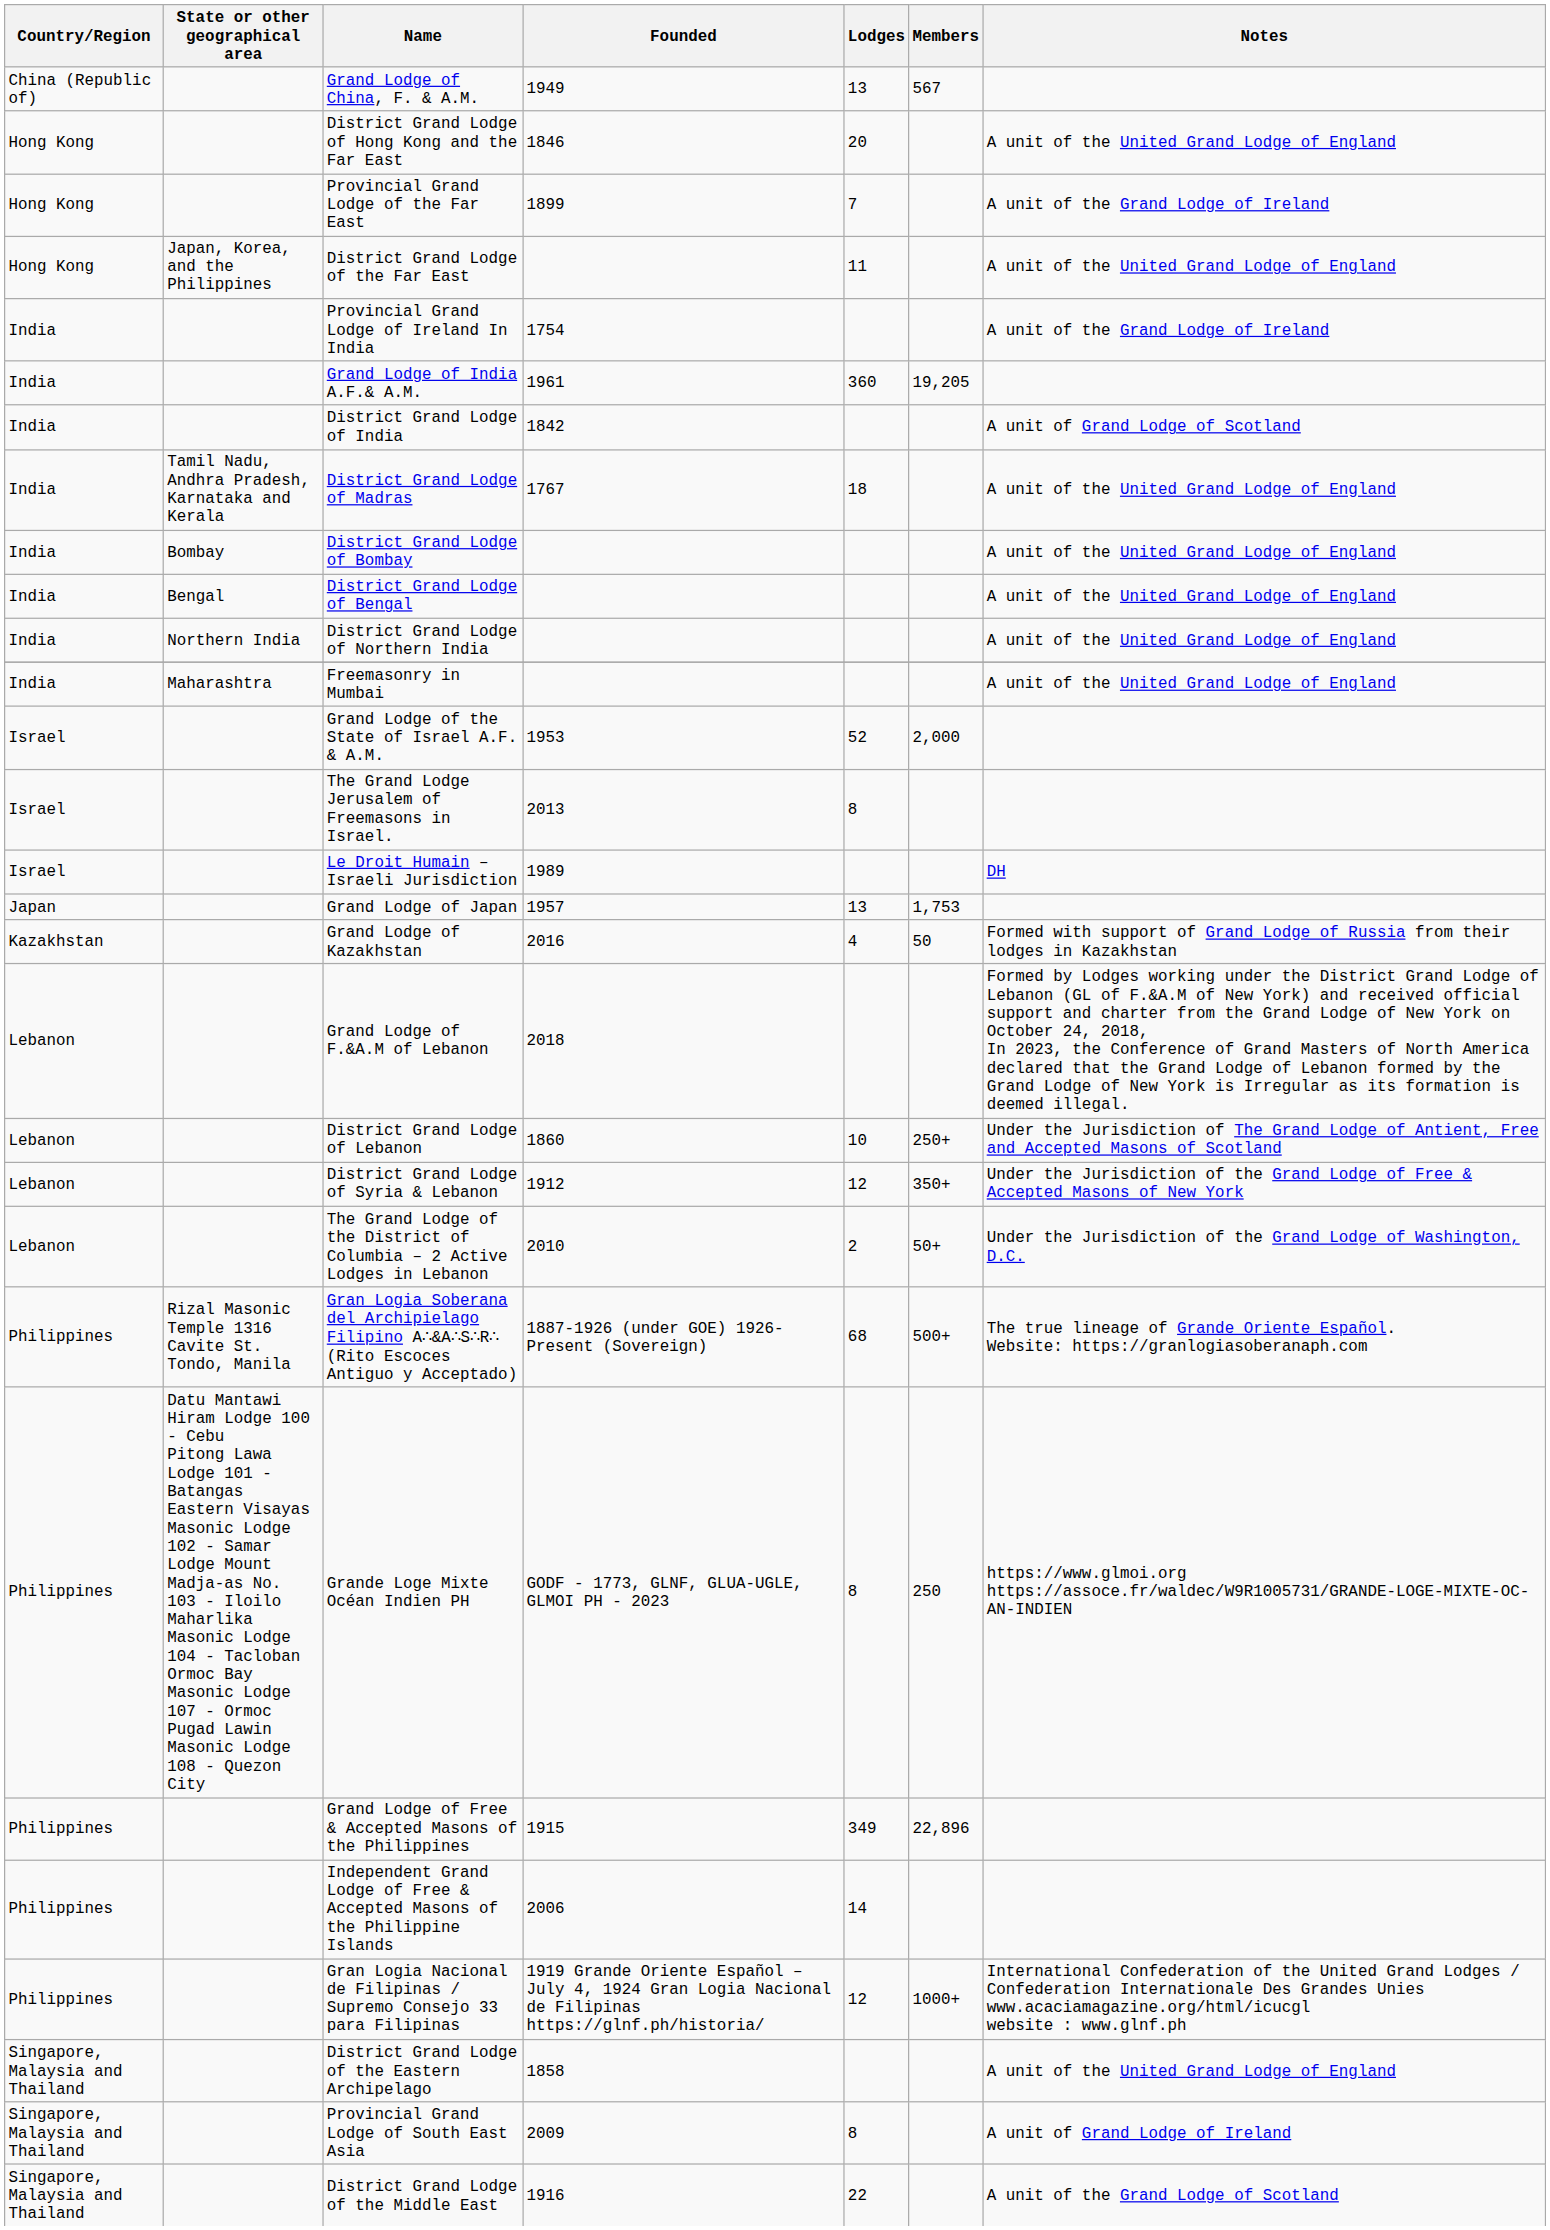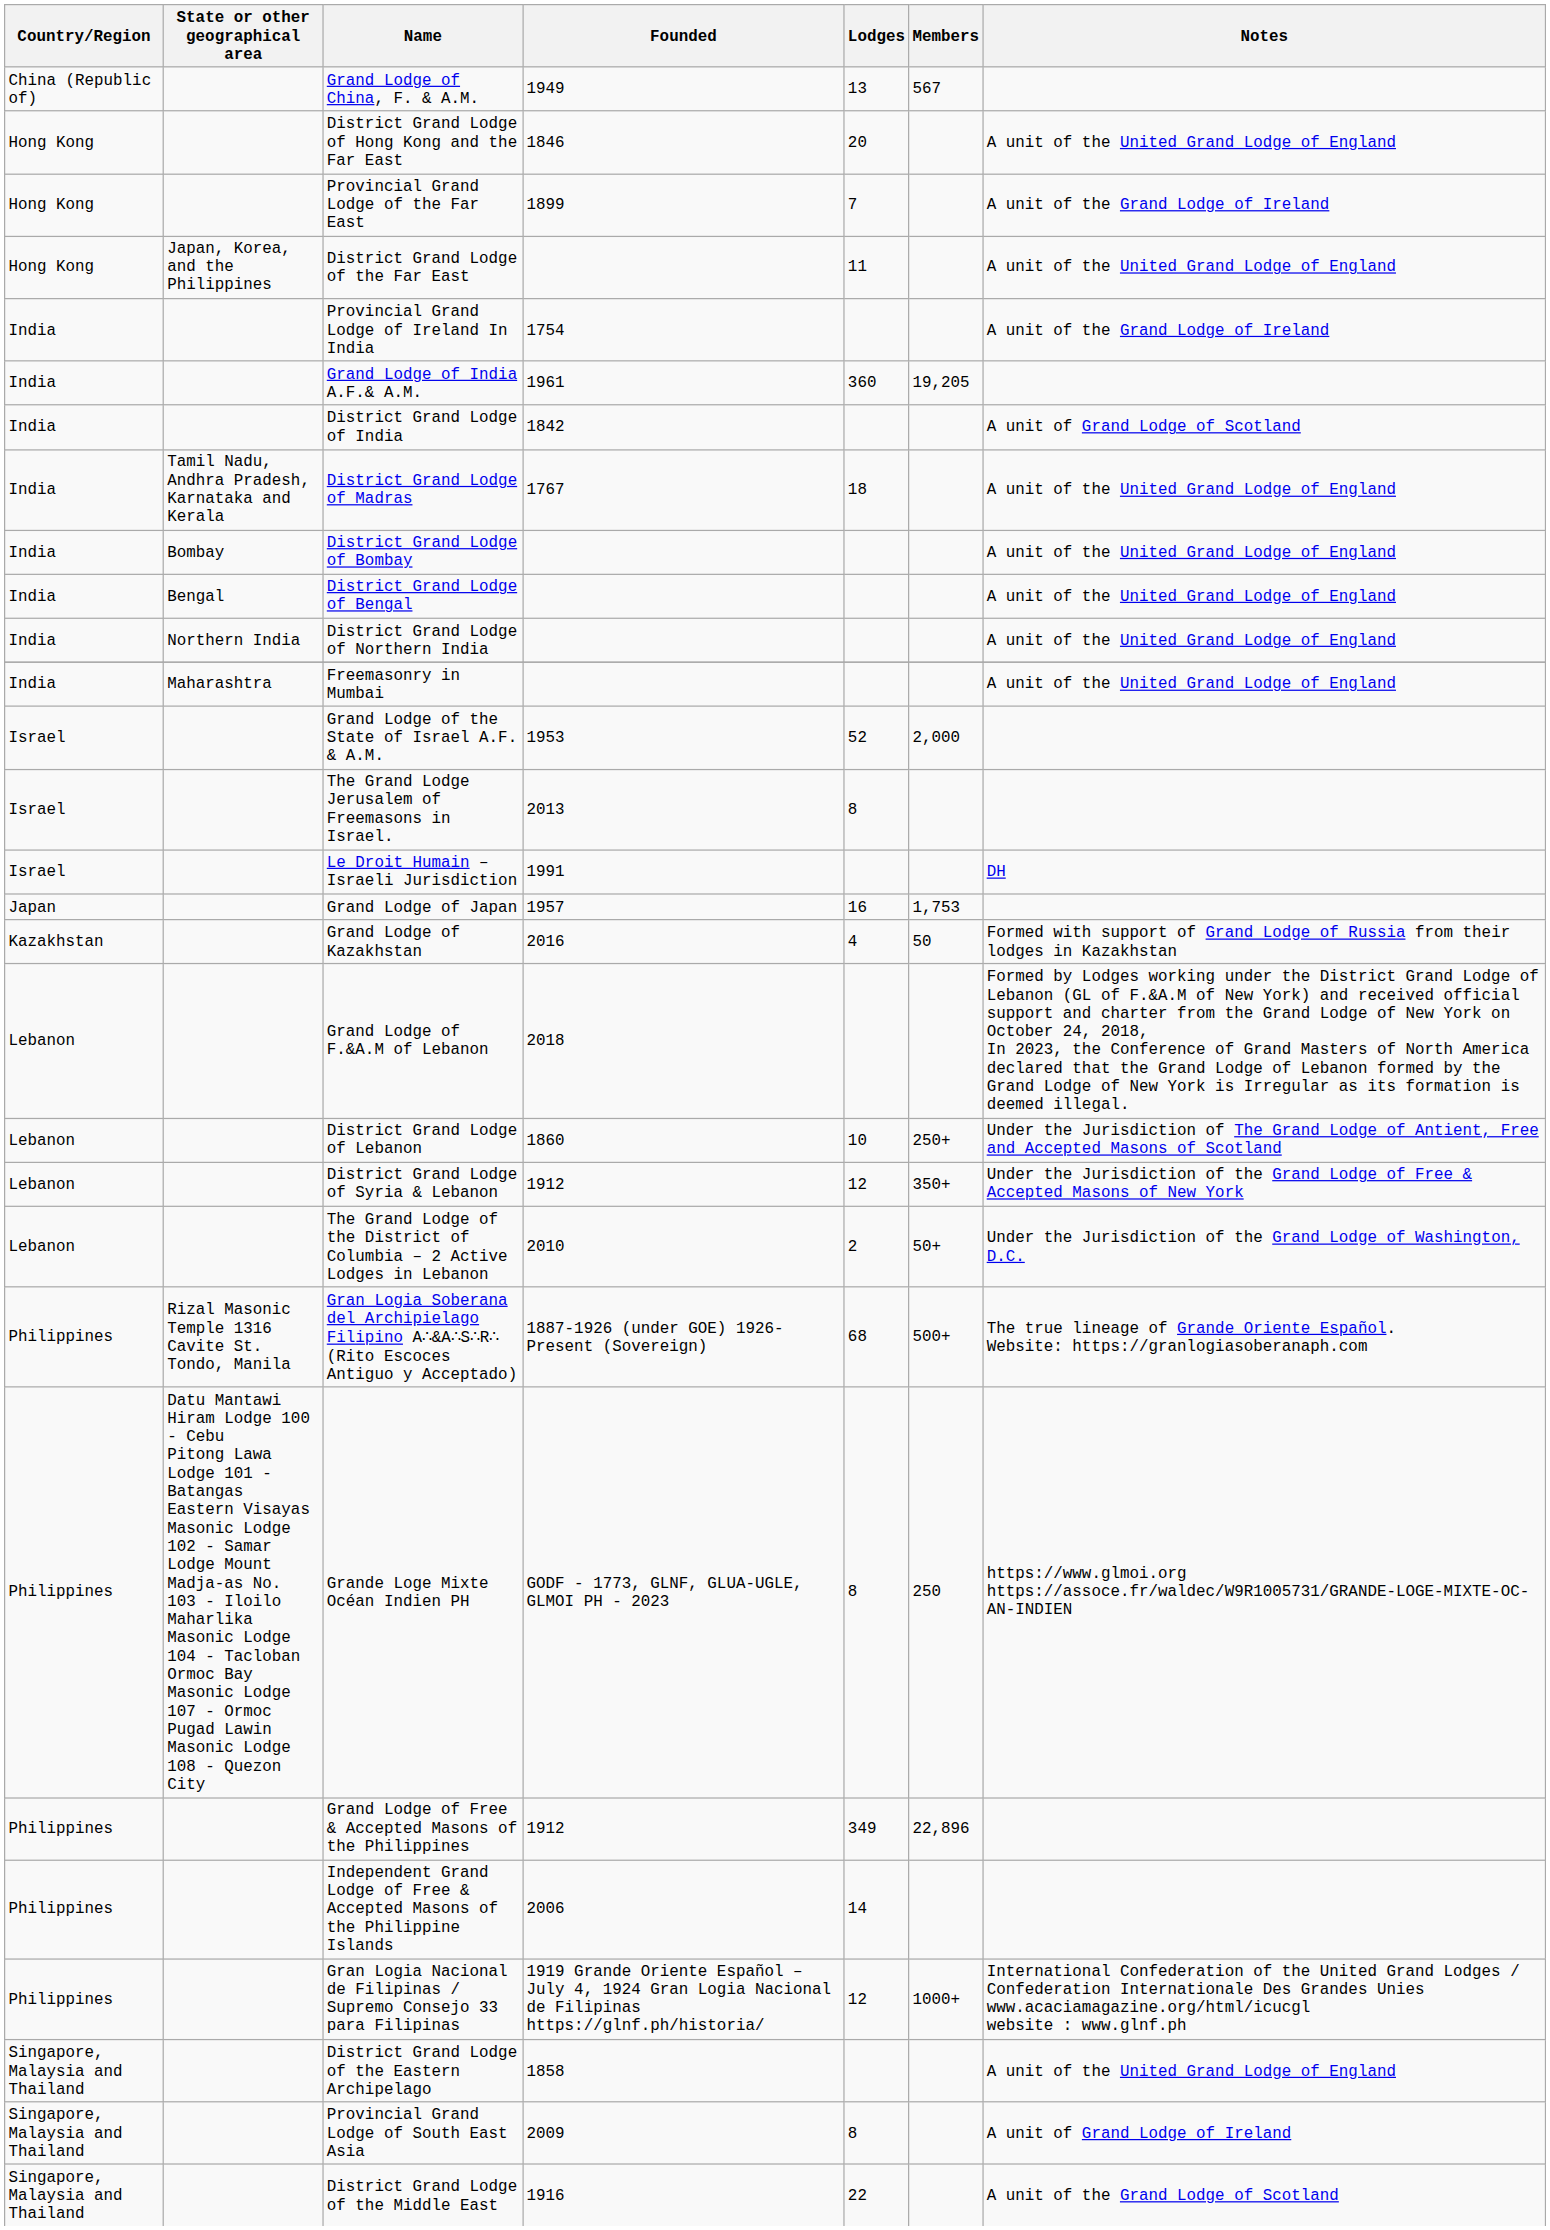(546, 872) 1989 -> (546, 872) 1991
(857, 907) 13 -> (857, 907) 16
(546, 1829) 1915 -> (546, 1829) 1912
